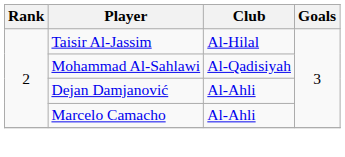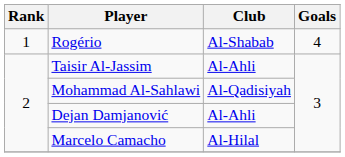+ row: (76, 41)
(233, 41) Al-Hilal -> (231, 66) Al-Ahli
(231, 115) Al-Ahli -> (233, 139) Al-Hilal
